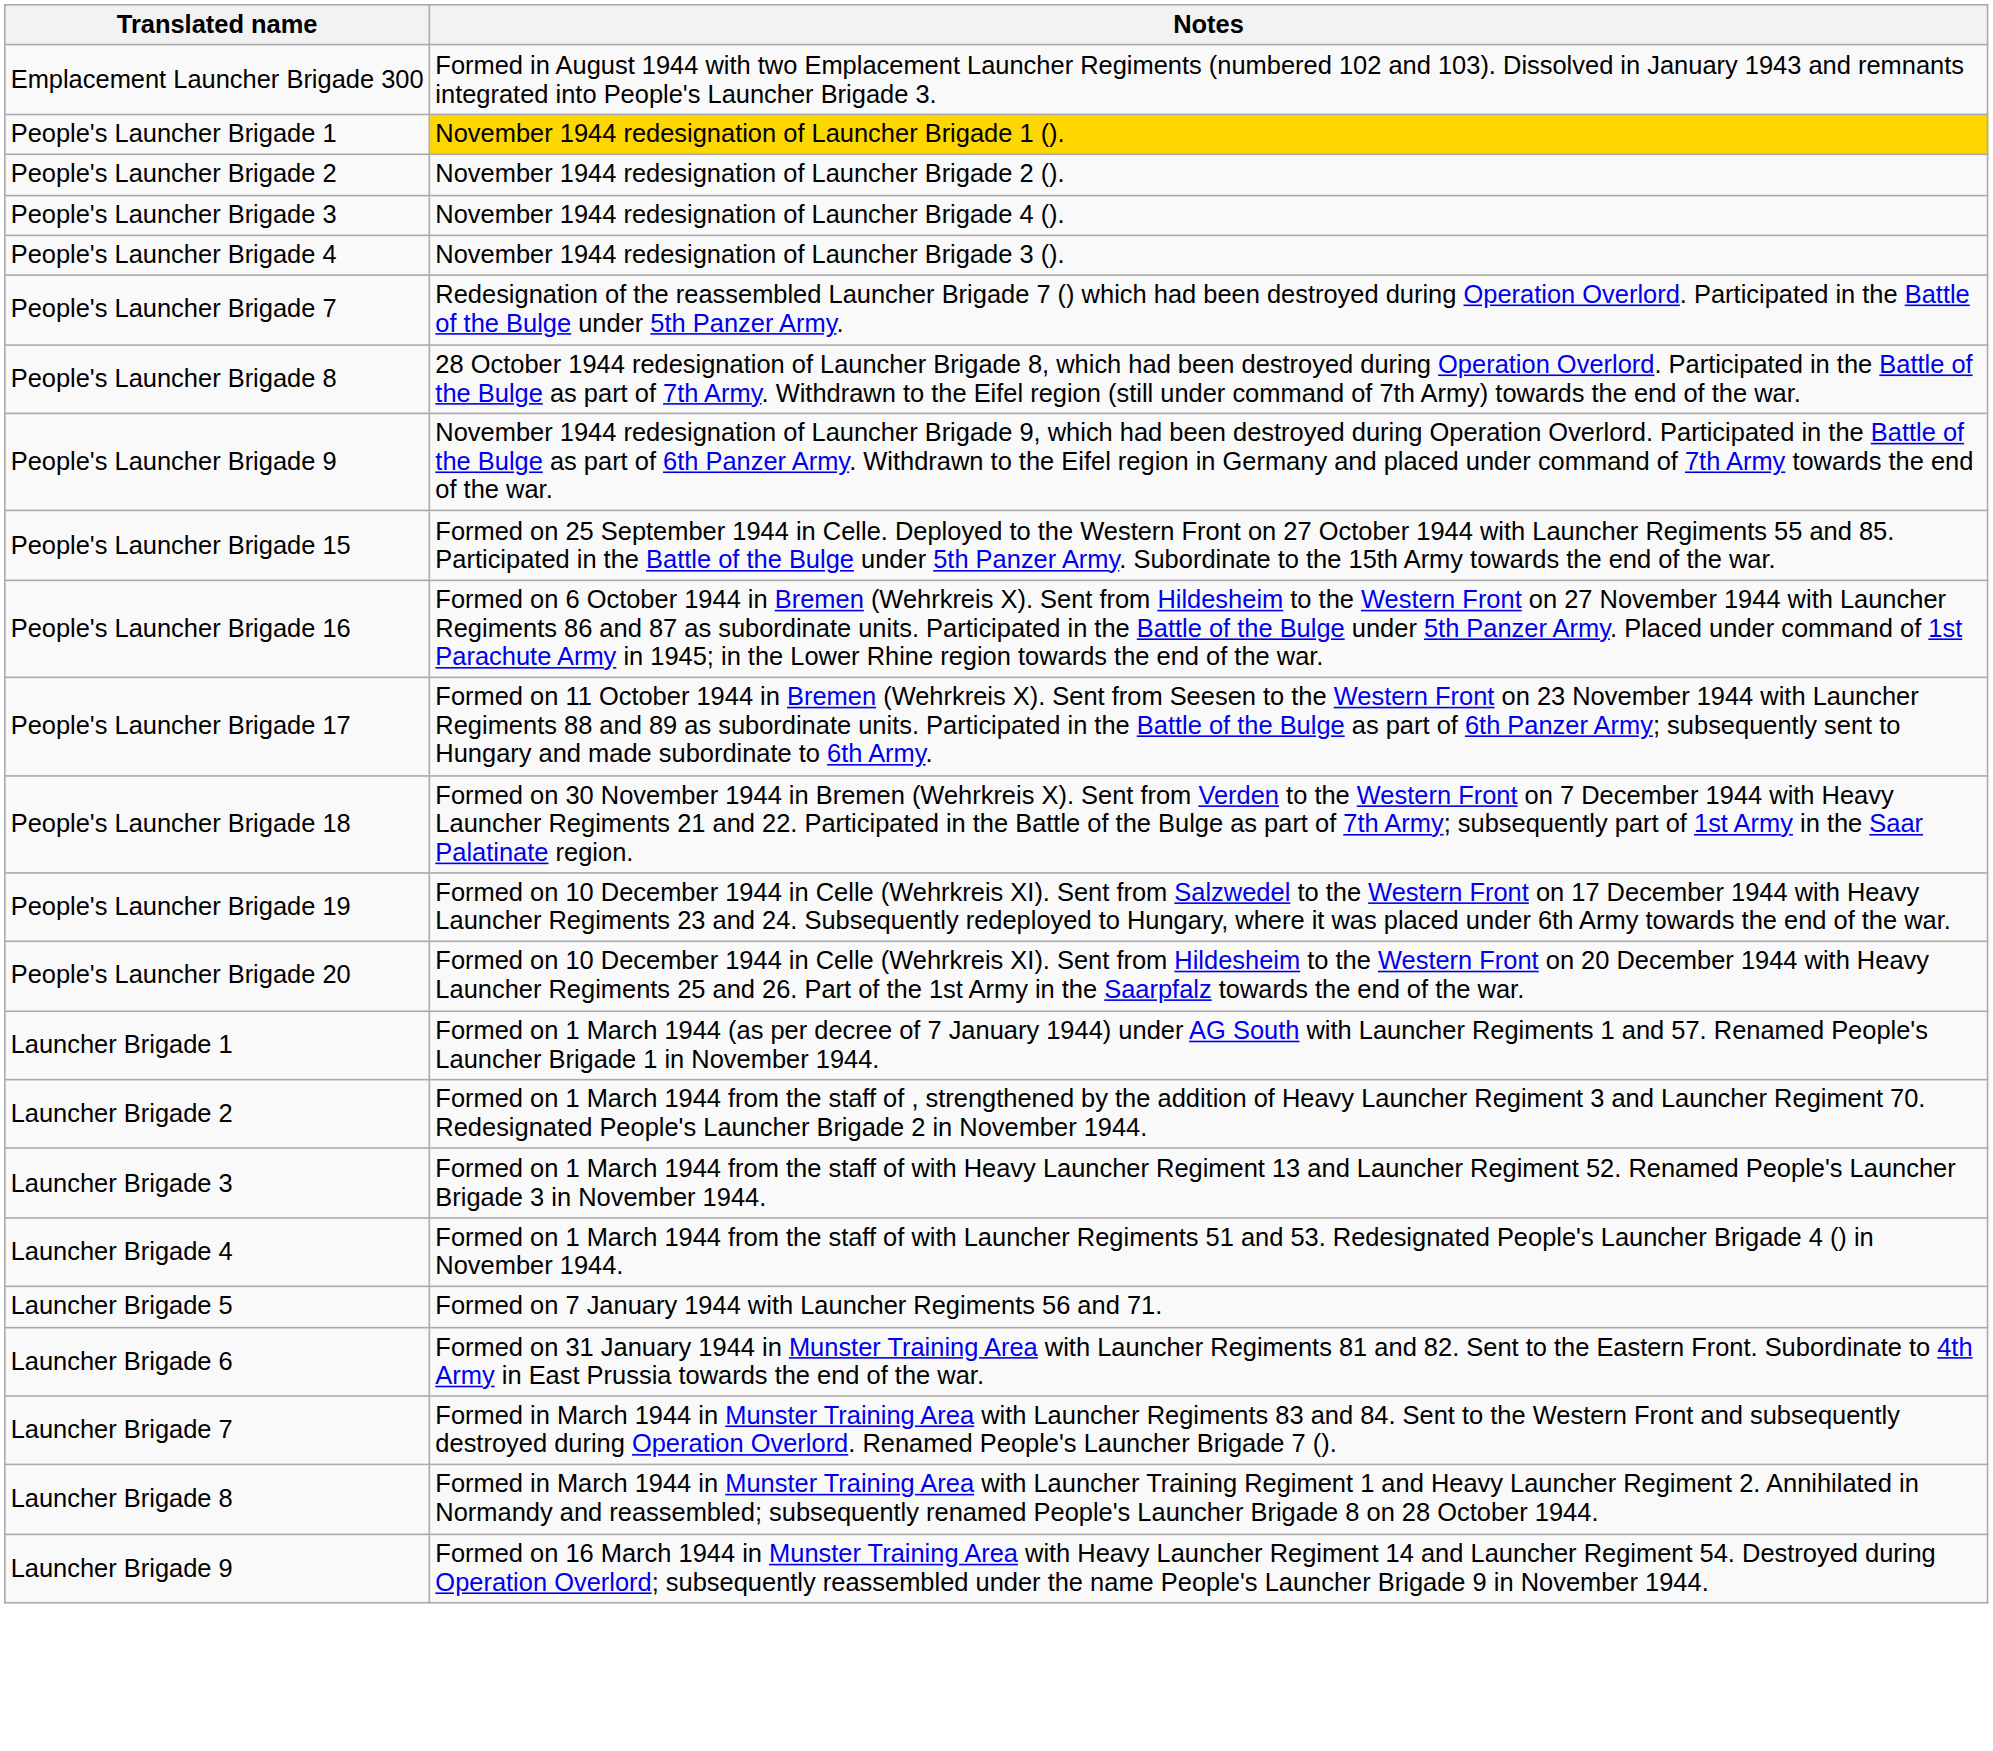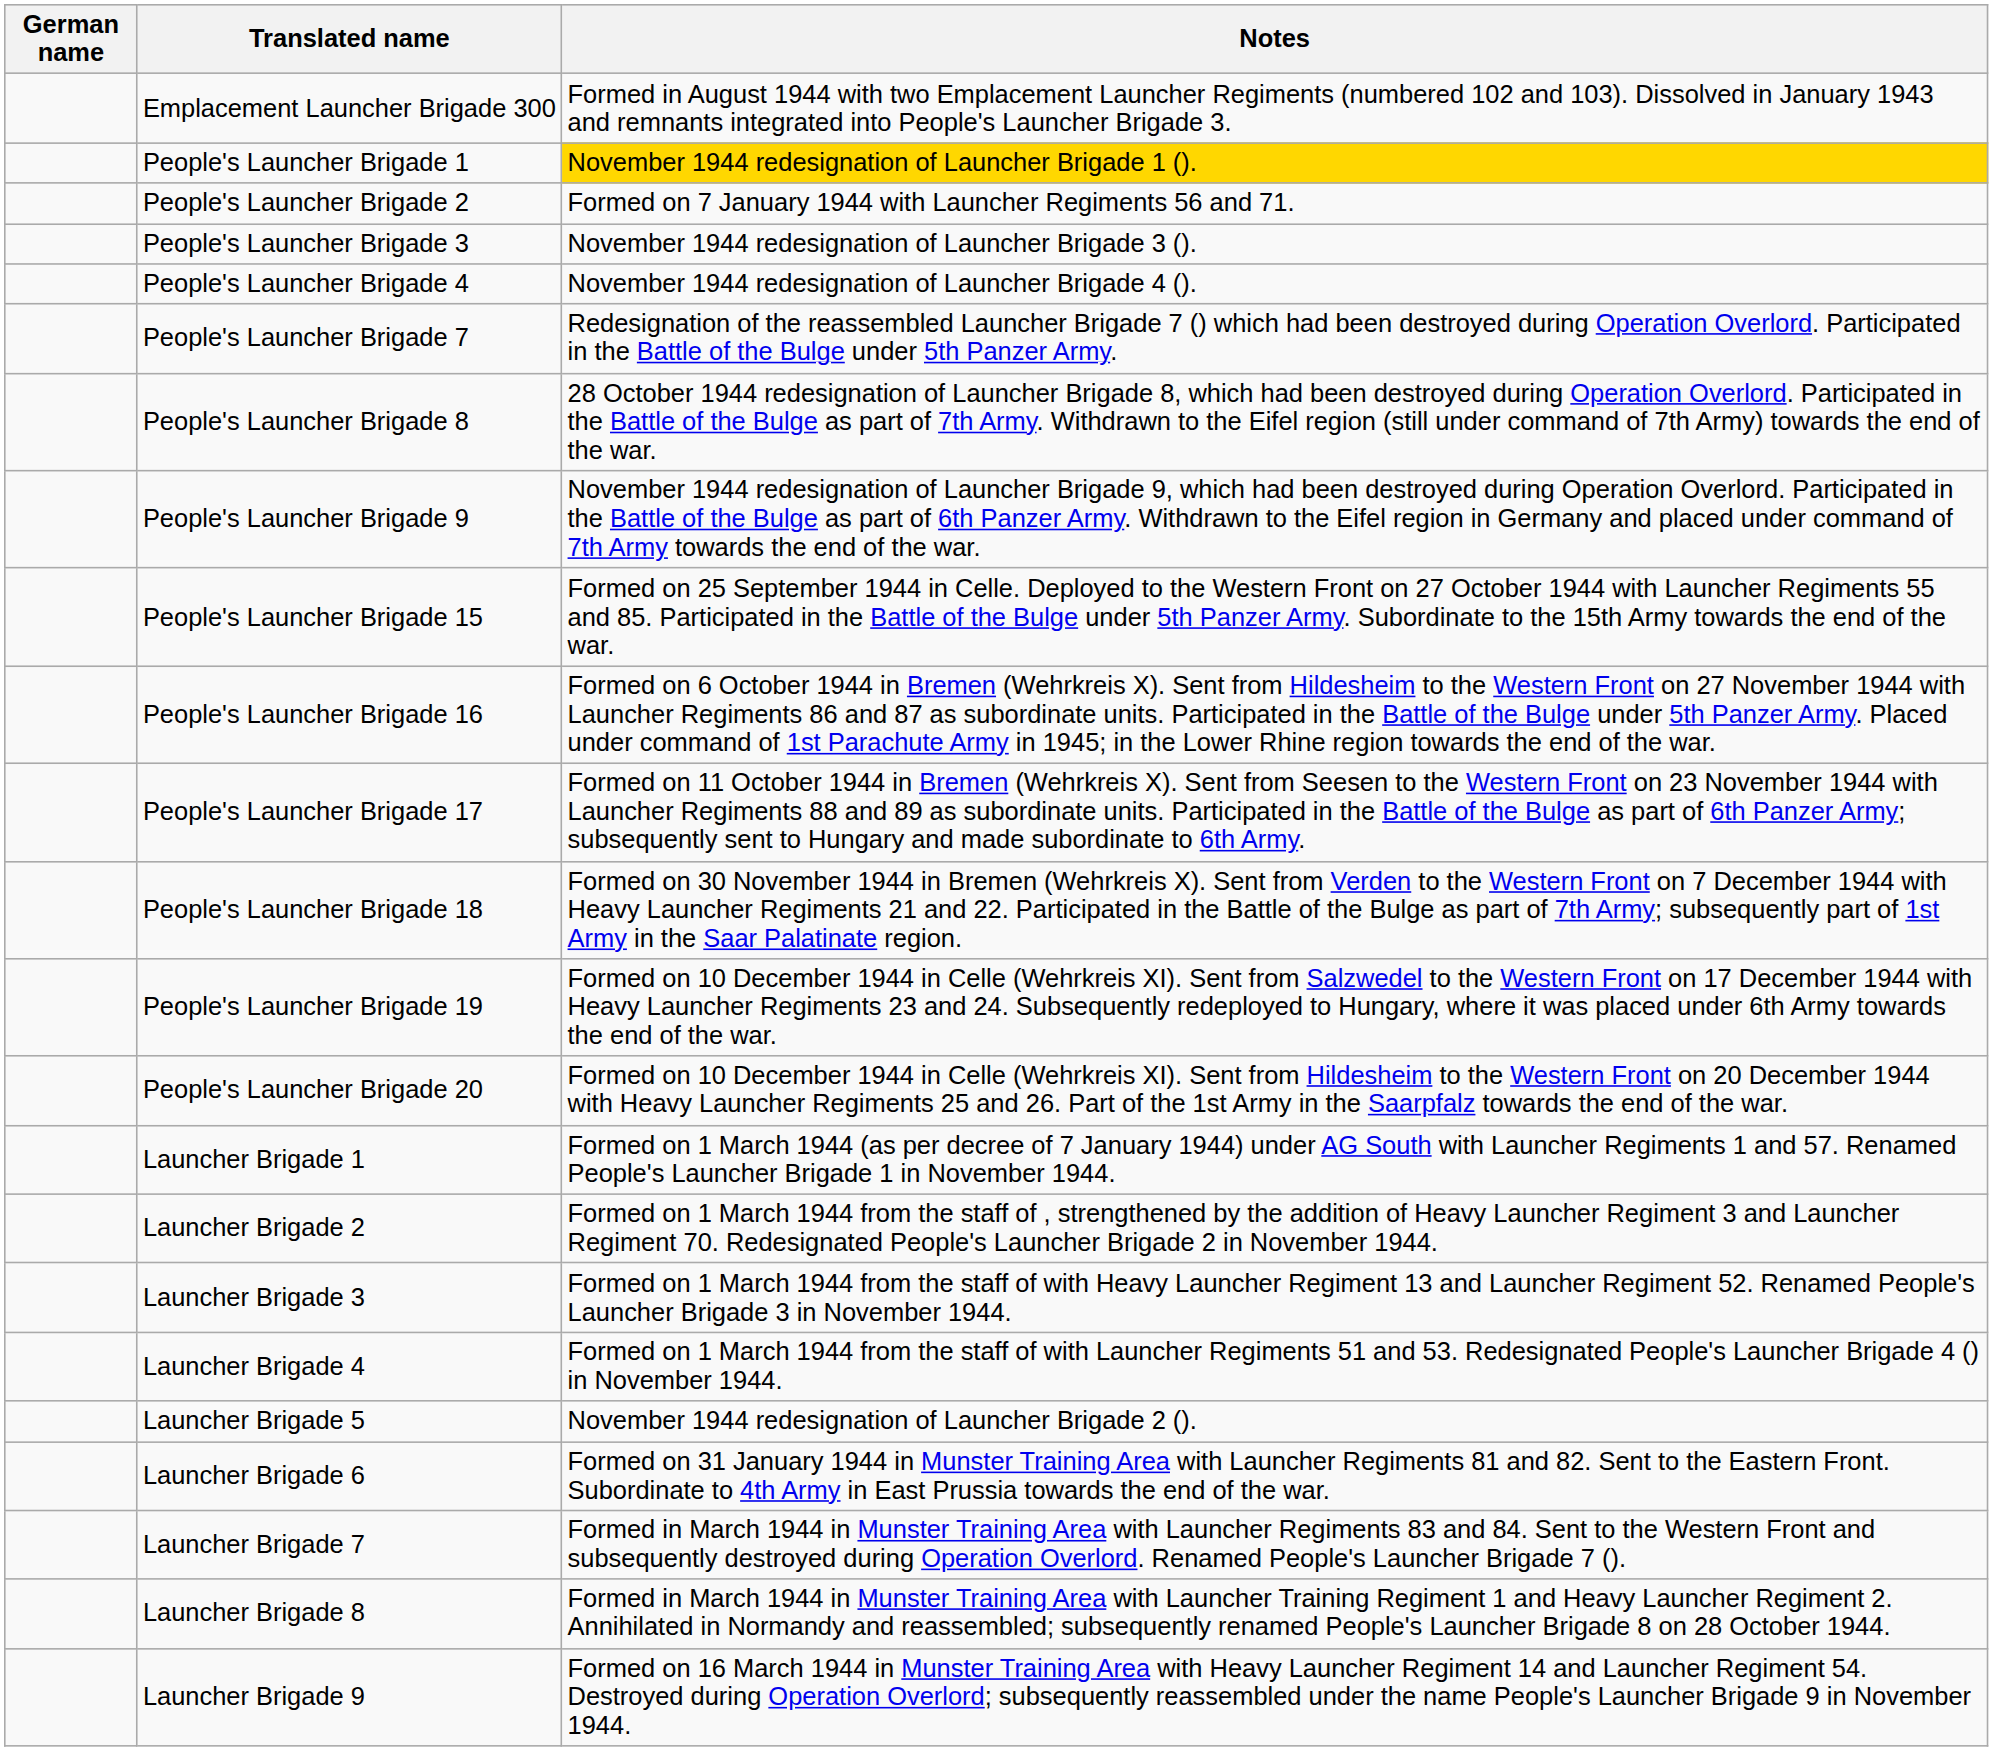+ column: (71, 38)
(750, 174) November 1944 redesignation of Launcher Brigade 2 (). -> (931, 202) Formed on 7 January 1944 with Launcher Regiments 56 and 71.
(750, 214) November 1944 redesignation of Launcher Brigade 4 (). -> (882, 243) November 1944 redesignation of Launcher Brigade 3 ().
(750, 255) November 1944 redesignation of Launcher Brigade 3 (). -> (882, 283) November 1944 redesignation of Launcher Brigade 4 ().
(799, 1306) Formed on 7 January 1944 with Launcher Regiments 56 and 71. -> (882, 1420) November 1944 redesignation of Launcher Brigade 2 ().
